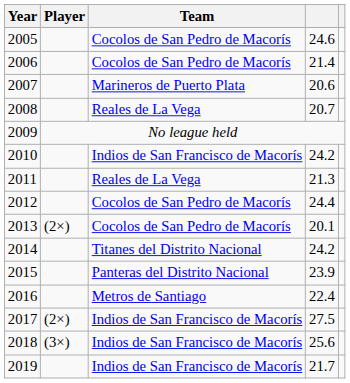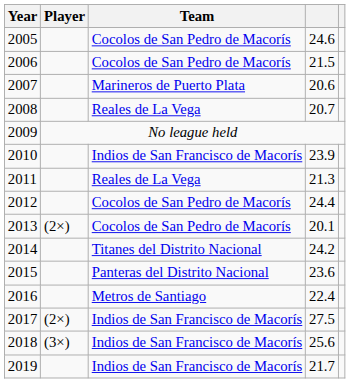(322, 62) 21.4 -> (322, 62) 21.5
(322, 156) 24.2 -> (322, 156) 23.9
(322, 272) 23.9 -> (322, 272) 23.6
